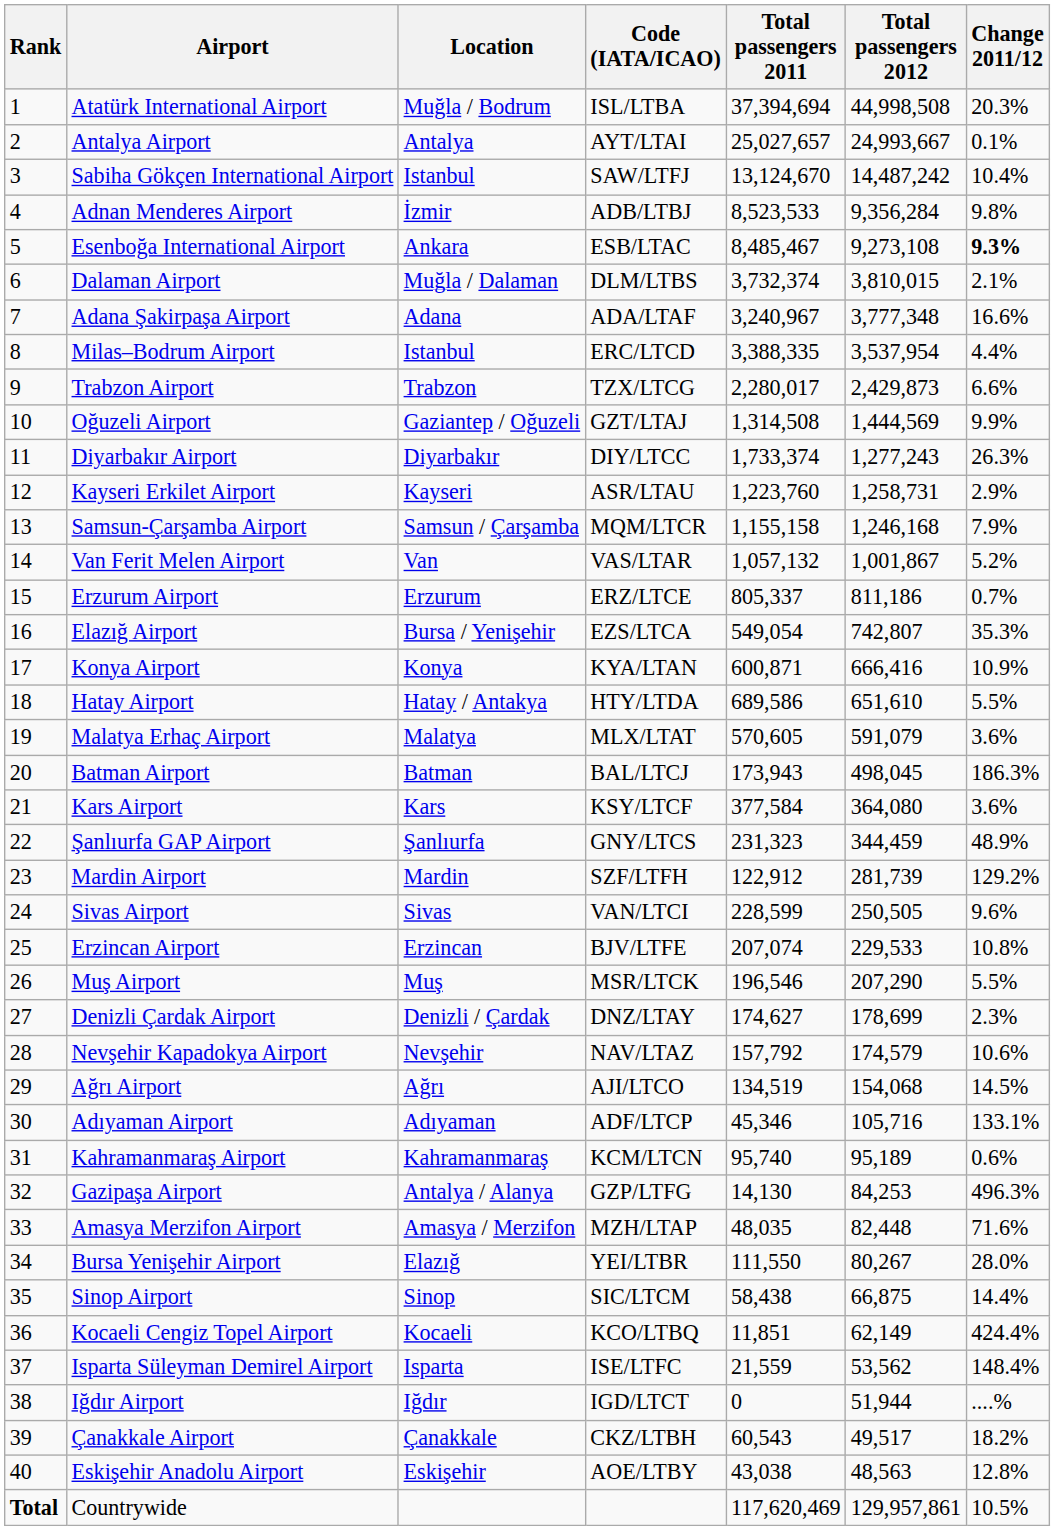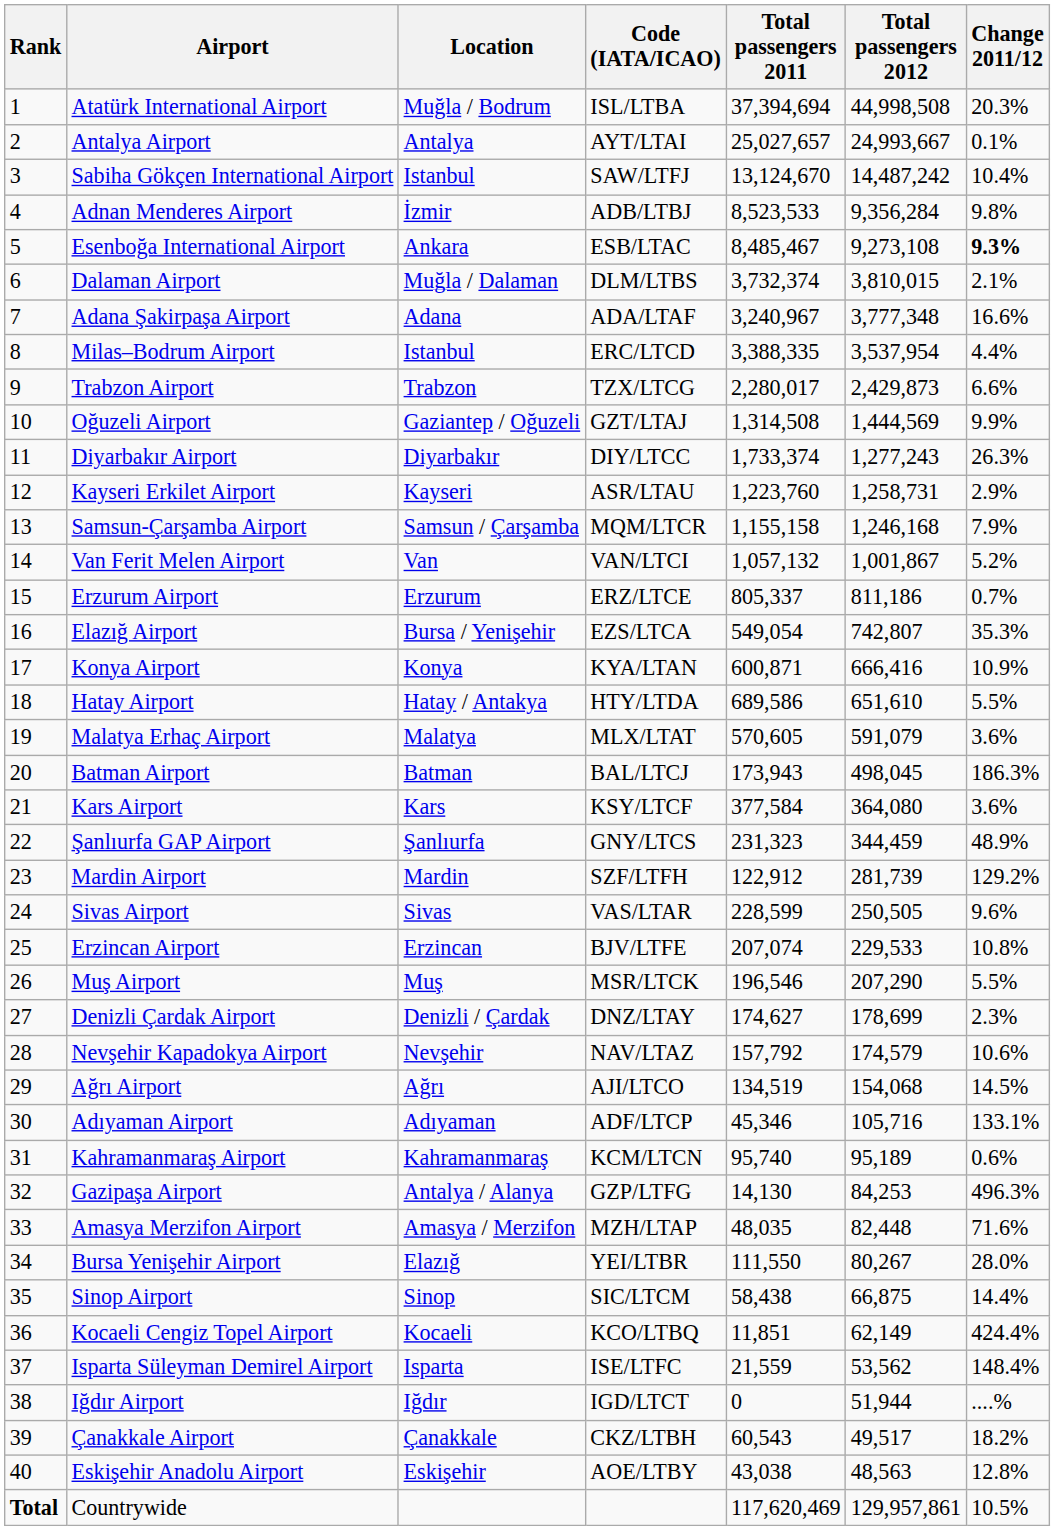(641, 561) VAS/LTAR -> (639, 561) VAN/LTCI
(639, 912) VAN/LTCI -> (641, 912) VAS/LTAR
